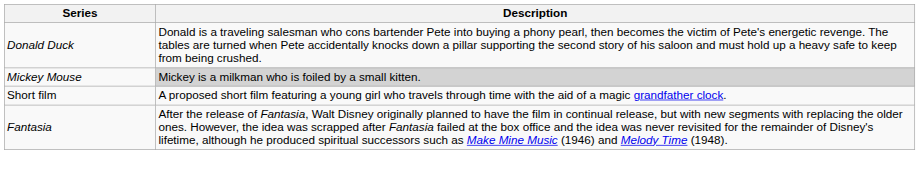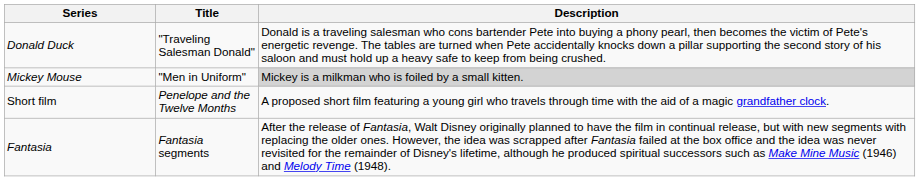+ column: (207, 13)
